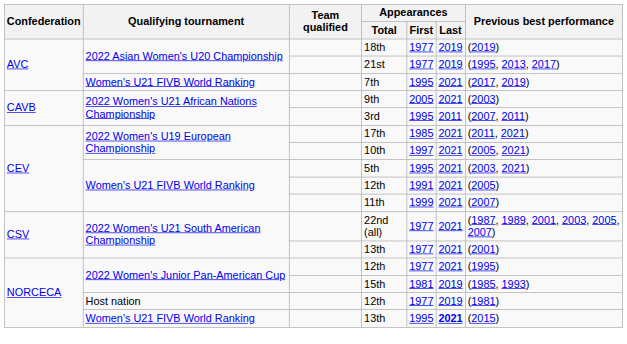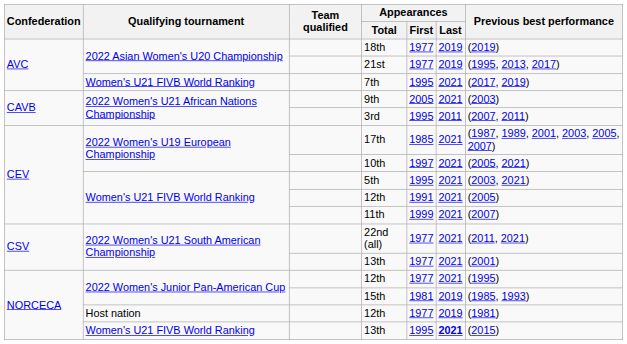(498, 133) (2011, 2021) -> (544, 140) (1987, 1989, 2001, 2003, 2005, 2007)
(544, 226) (1987, 1989, 2001, 2003, 2005, 2007) -> (498, 238) (2011, 2021)
